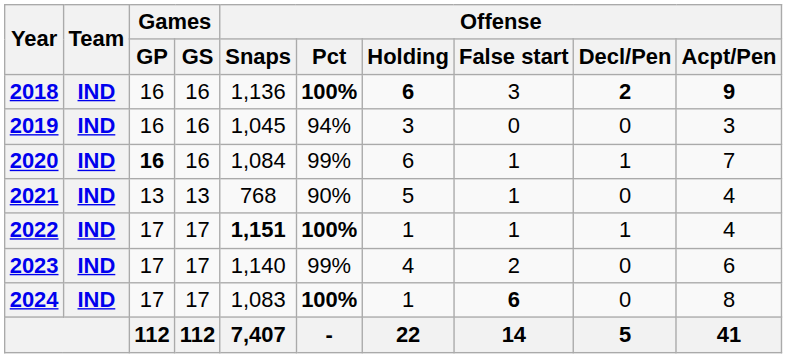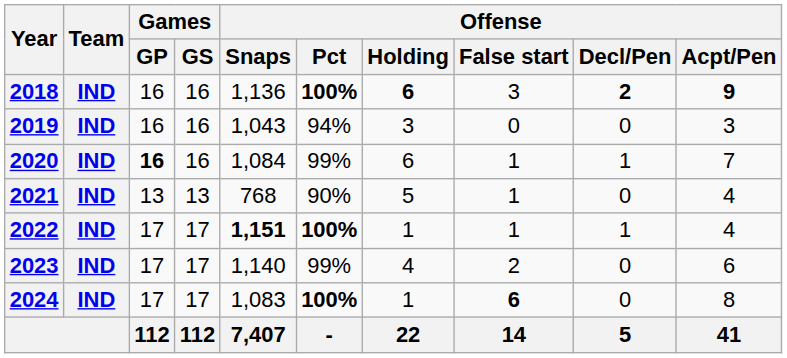(258, 126) 1,045 -> (258, 126) 1,043
